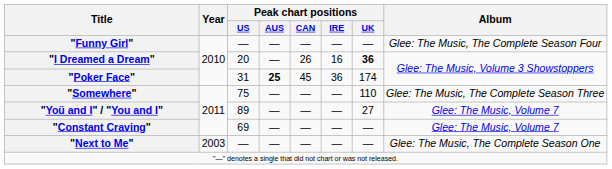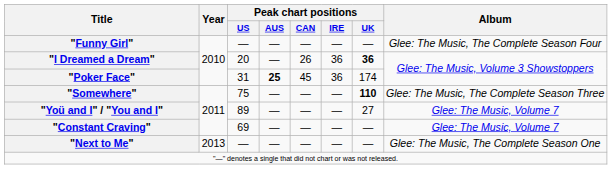(337, 60) 16 -> (337, 60) 36
(368, 94) normal -> (368, 94) bold
(213, 144) 2003 -> (213, 144) 2013
